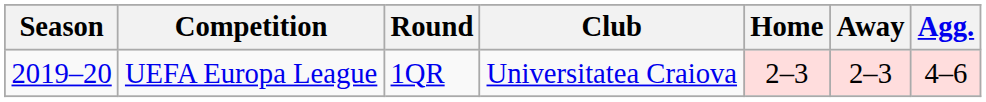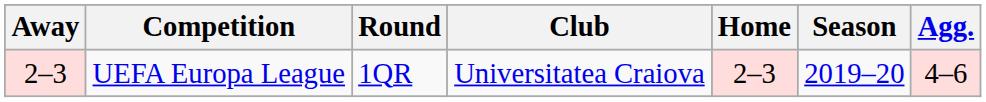columns swapped: (62, 27) <-> (871, 27)
